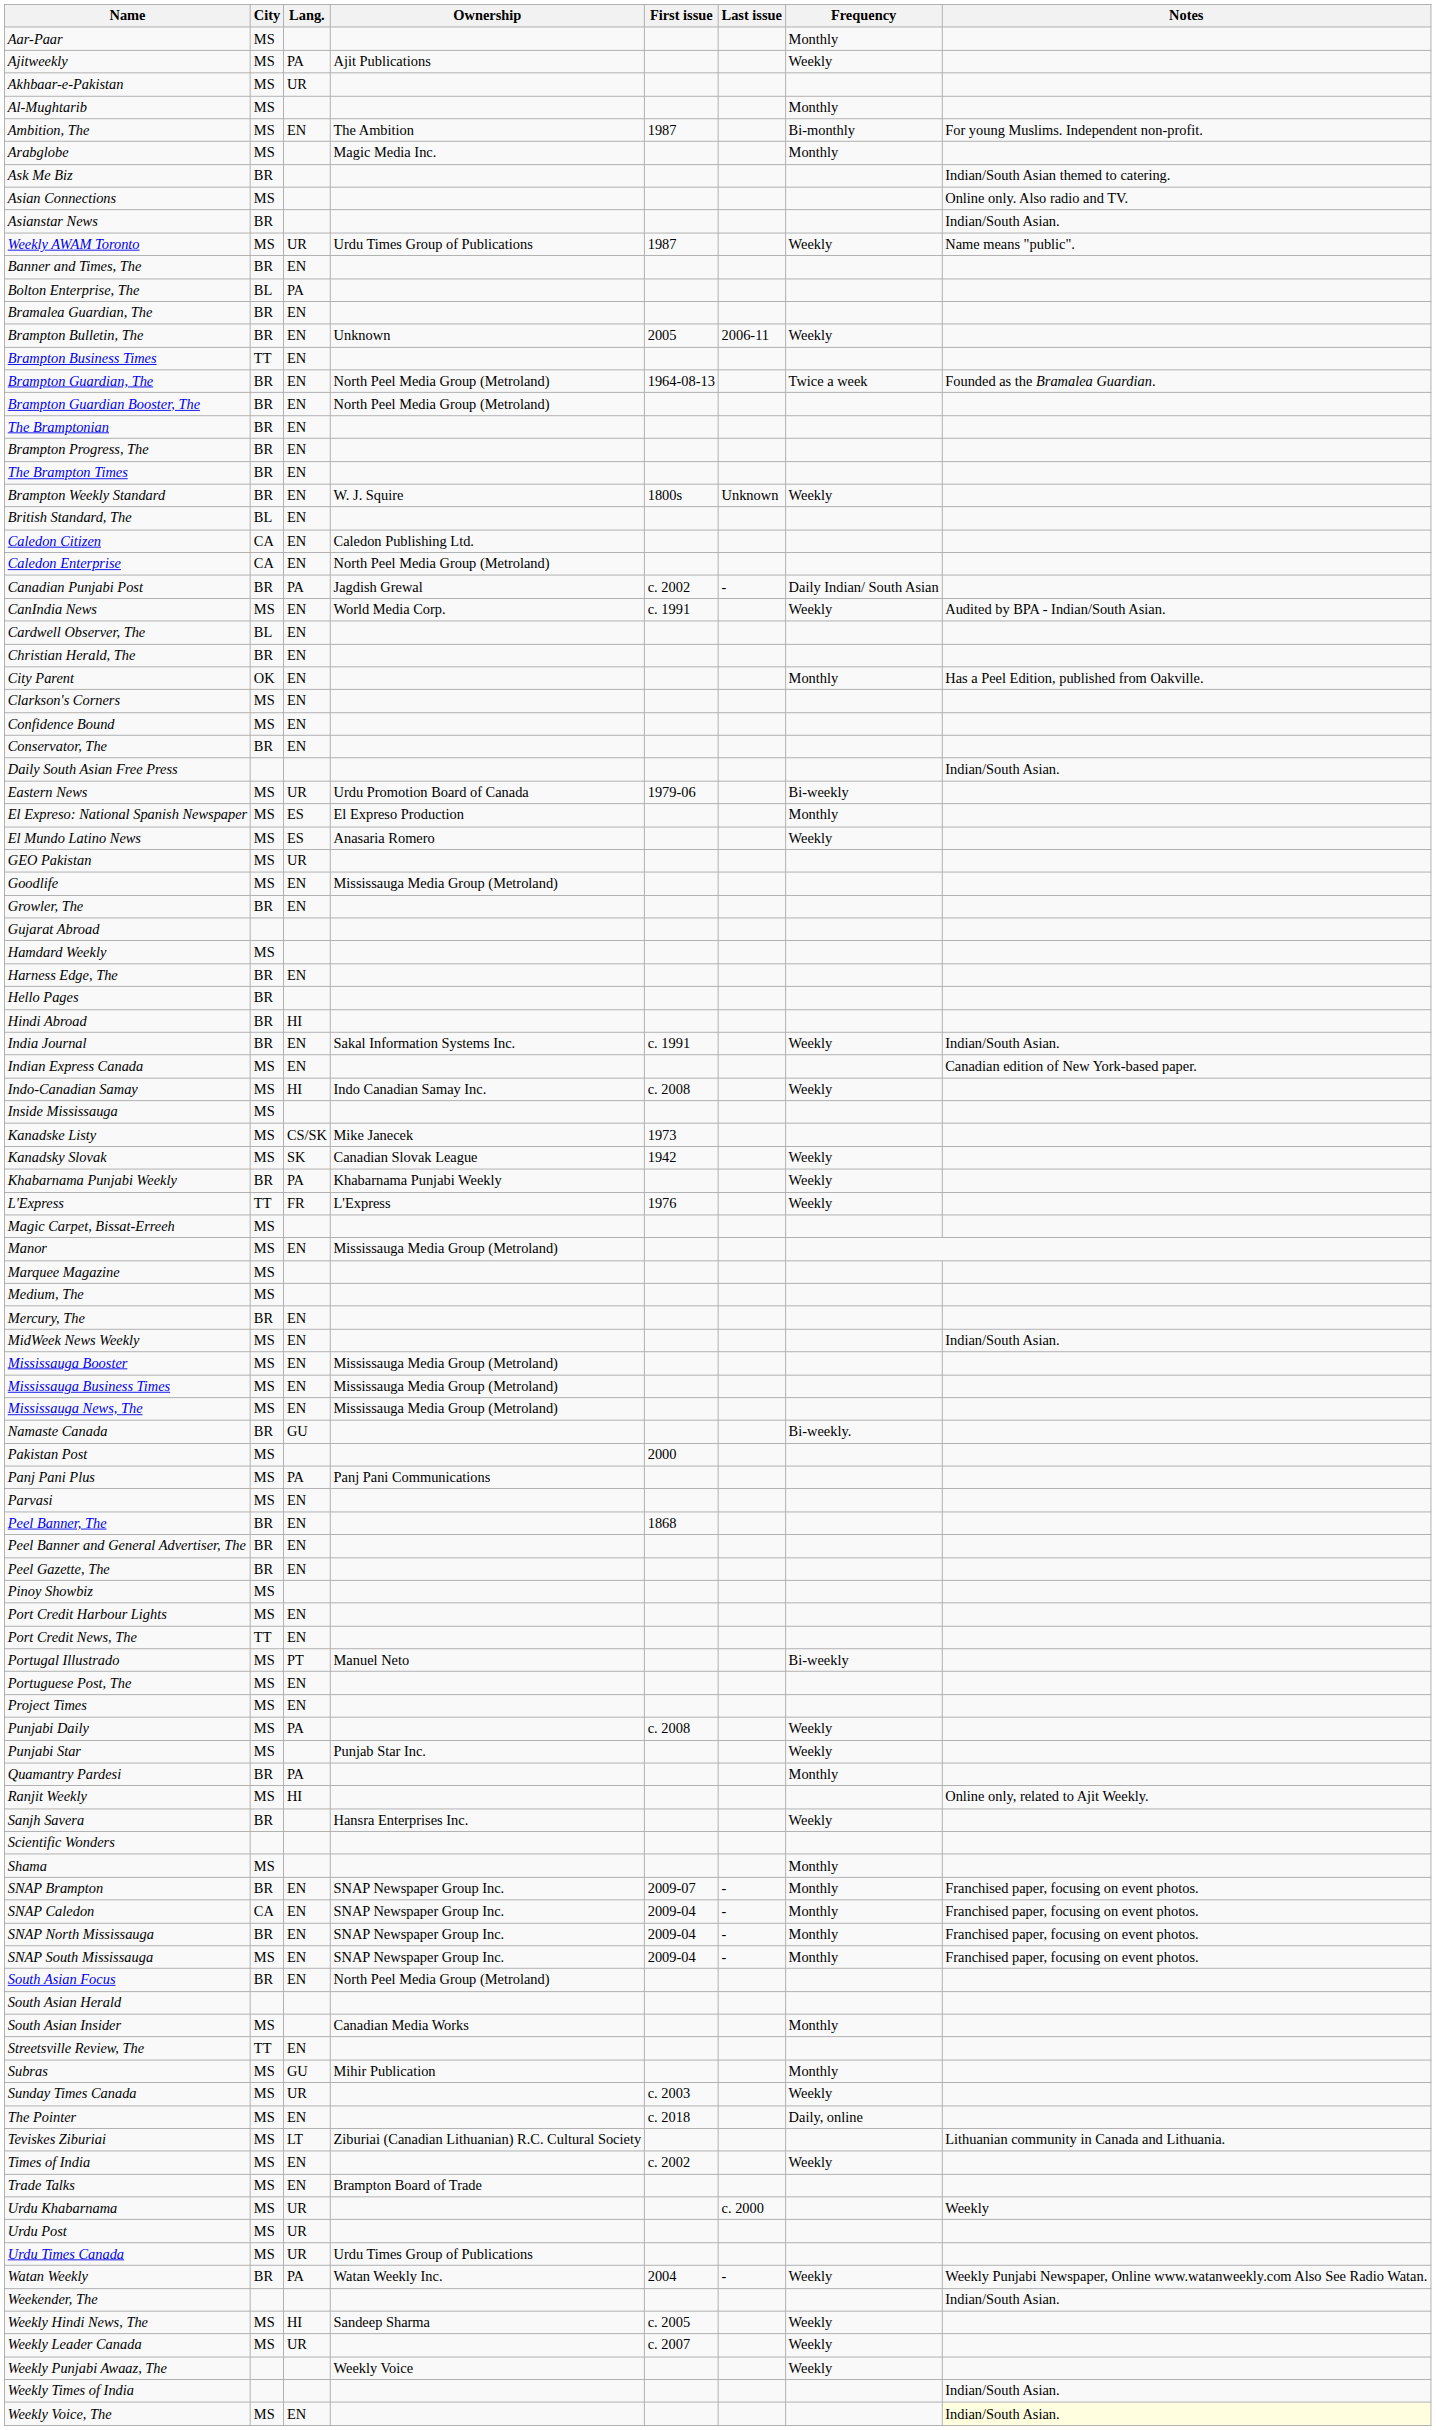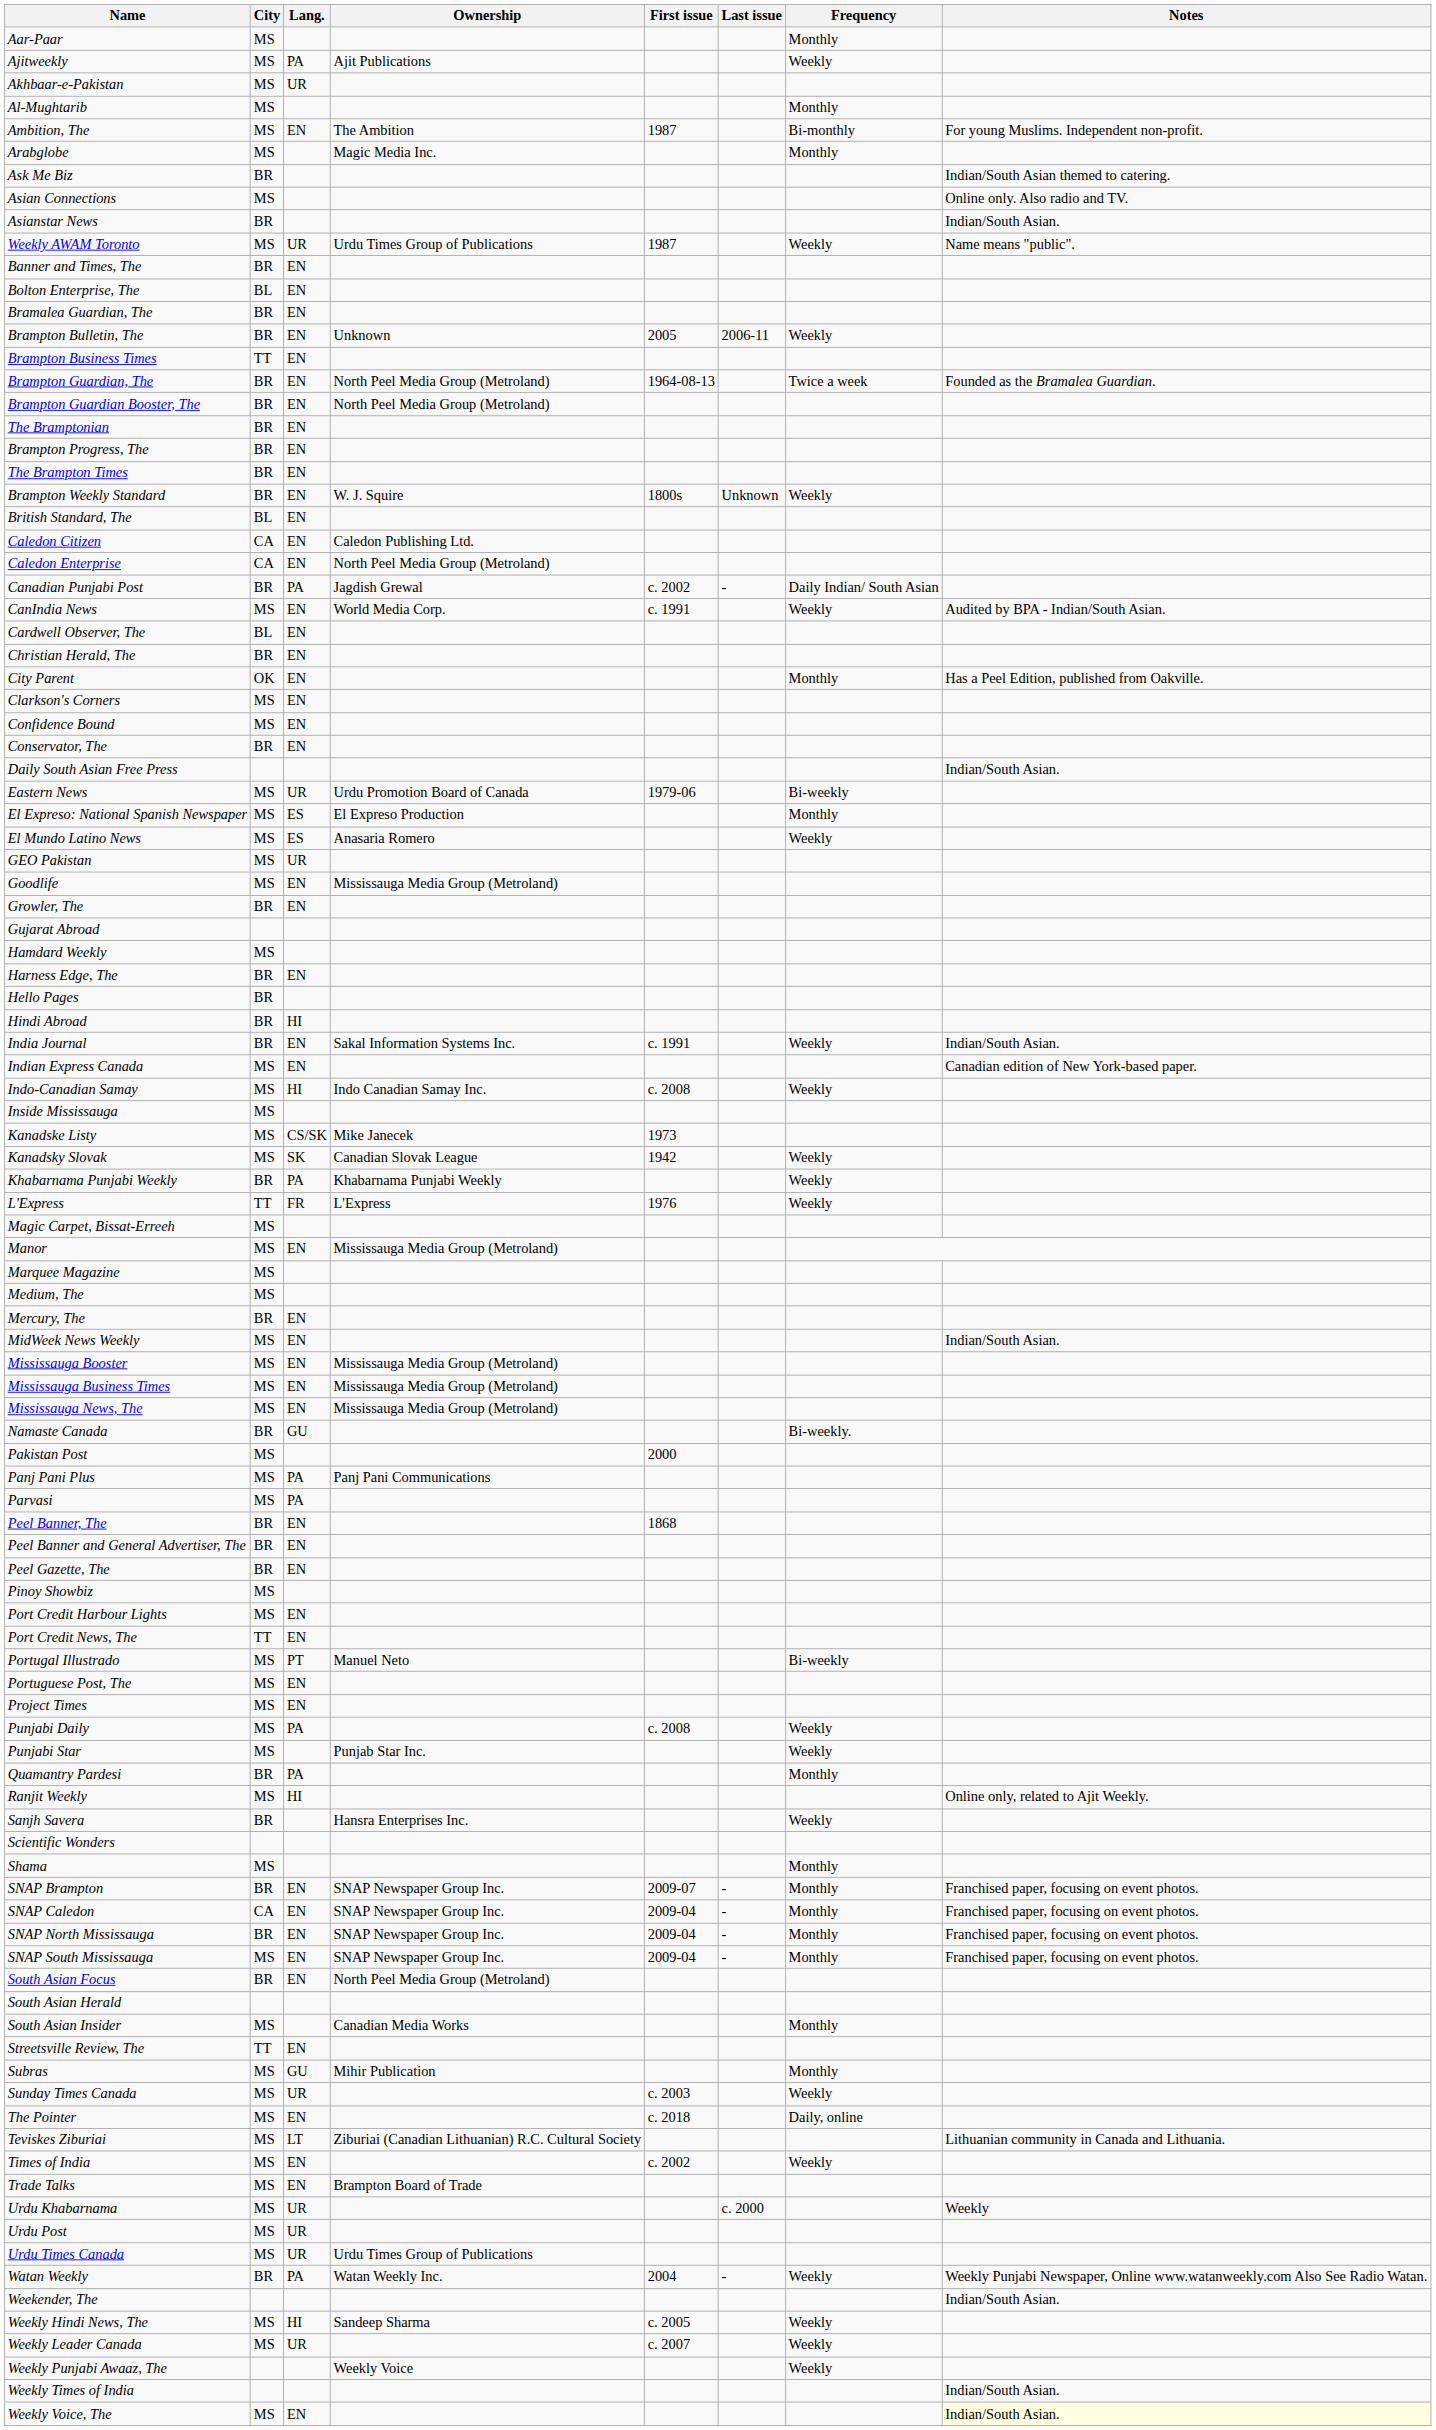(295, 289) PA -> (296, 289) EN
(296, 1500) EN -> (295, 1500) PA
